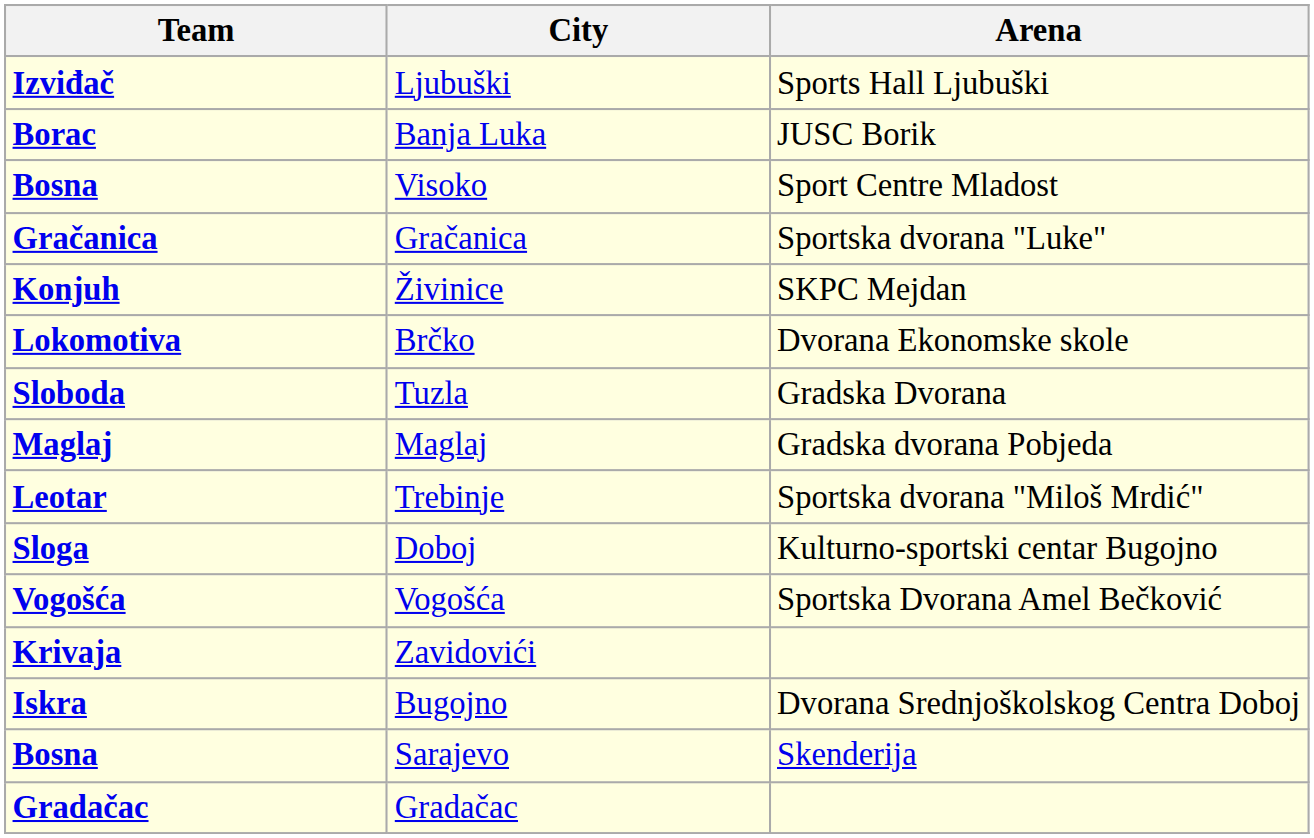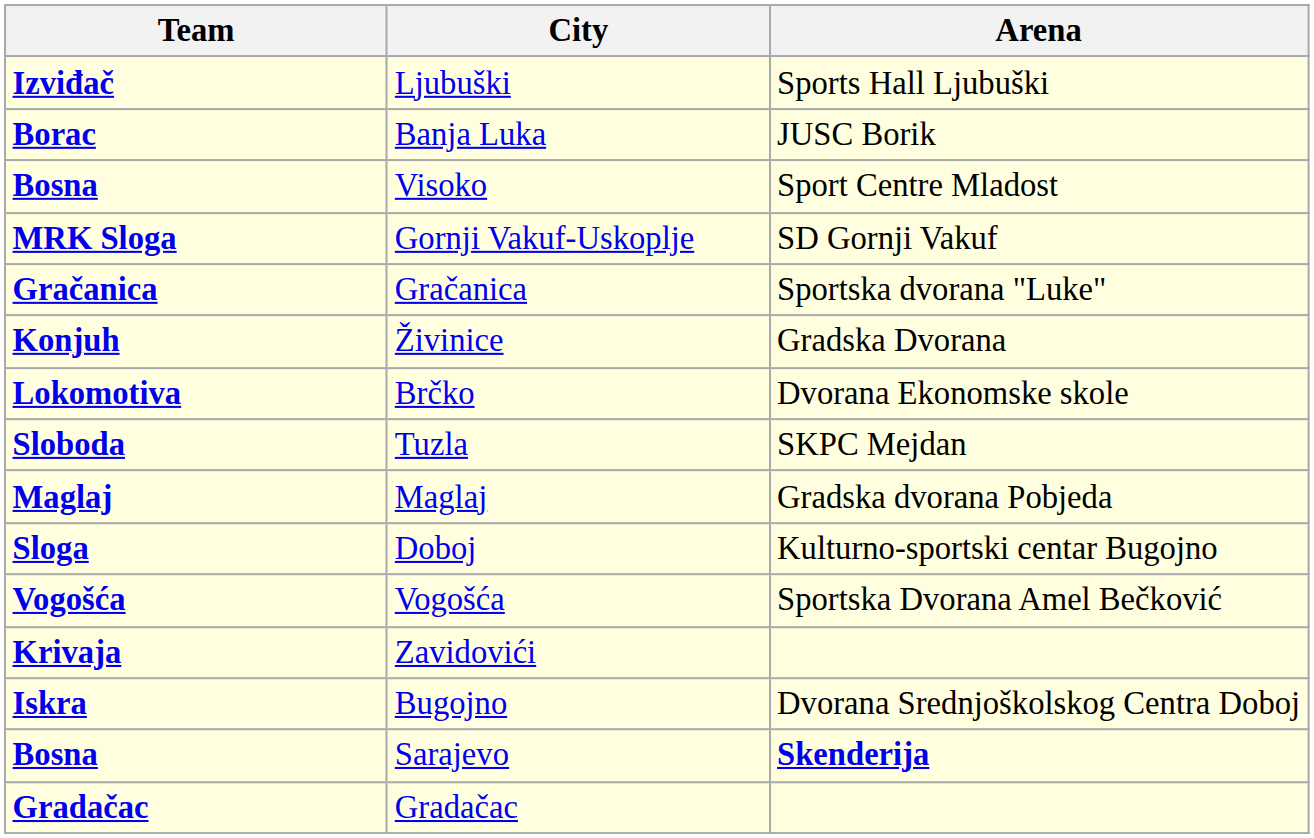+ row: (545, 237)
(872, 289) SKPC Mejdan -> (892, 340) Gradska Dvorana
(892, 392) Gradska Dvorana -> (872, 444) SKPC Mejdan
- row: (450, 496)
(847, 755) normal -> (853, 755) bold
